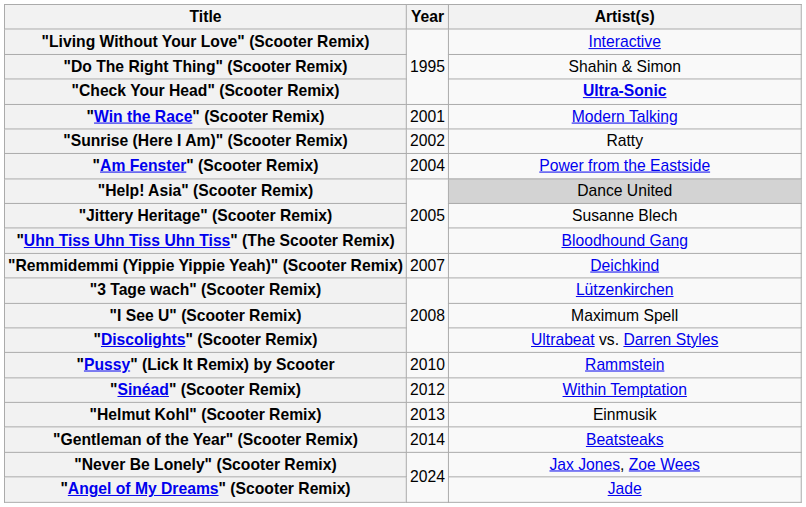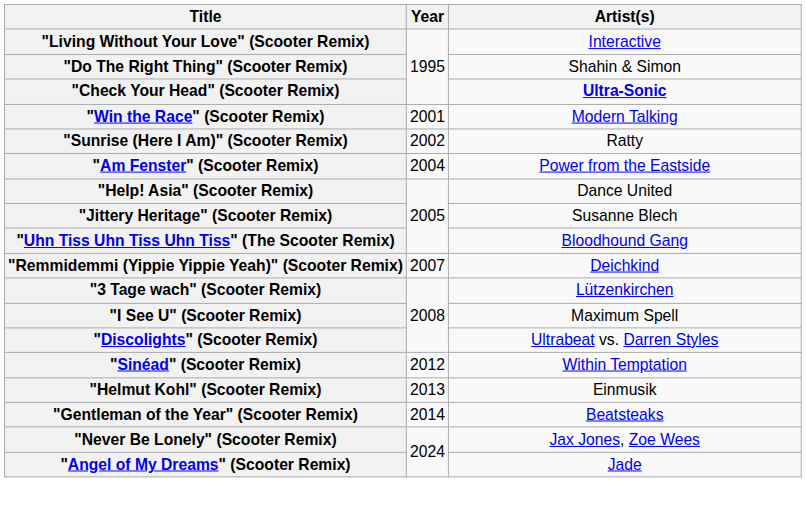(625, 191) lightgrey background -> (625, 191) no background
- row: (205, 365)
